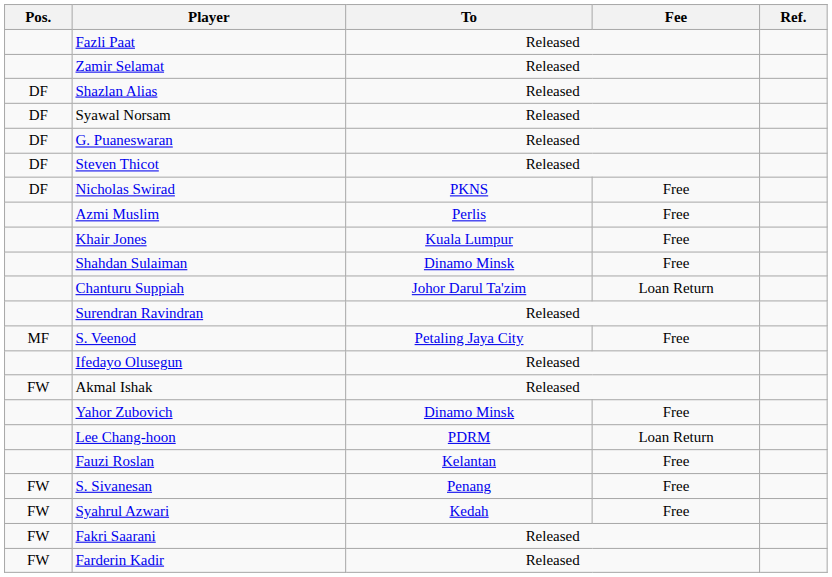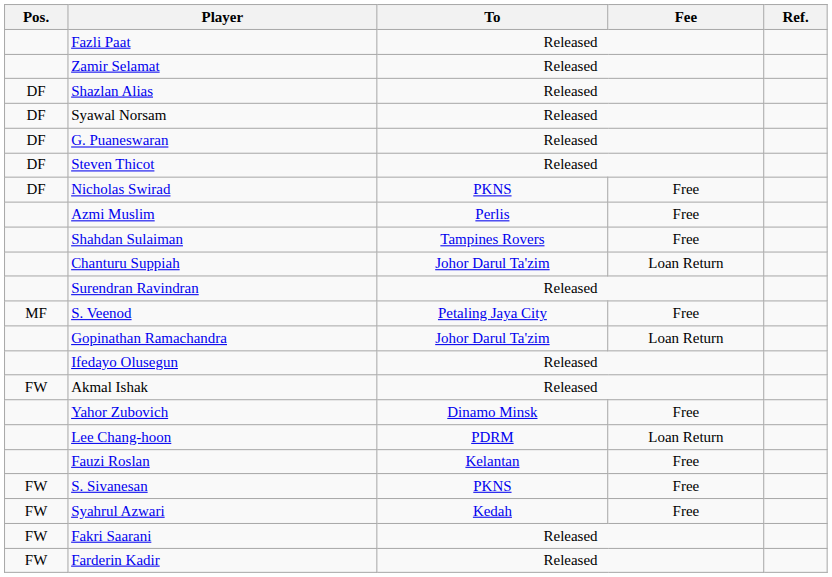- row: (111, 239)
(469, 264) Dinamo Minsk -> (492, 239) Tampines Rovers
+ row: (149, 338)
(469, 486) Penang -> (492, 486) PKNS
